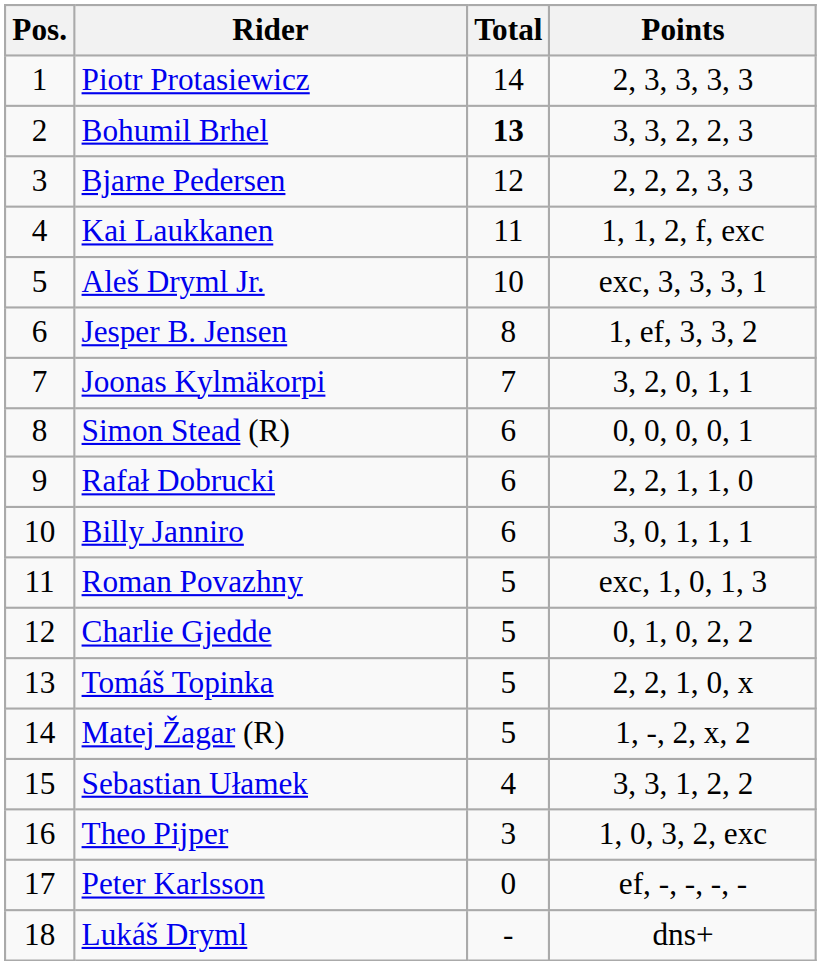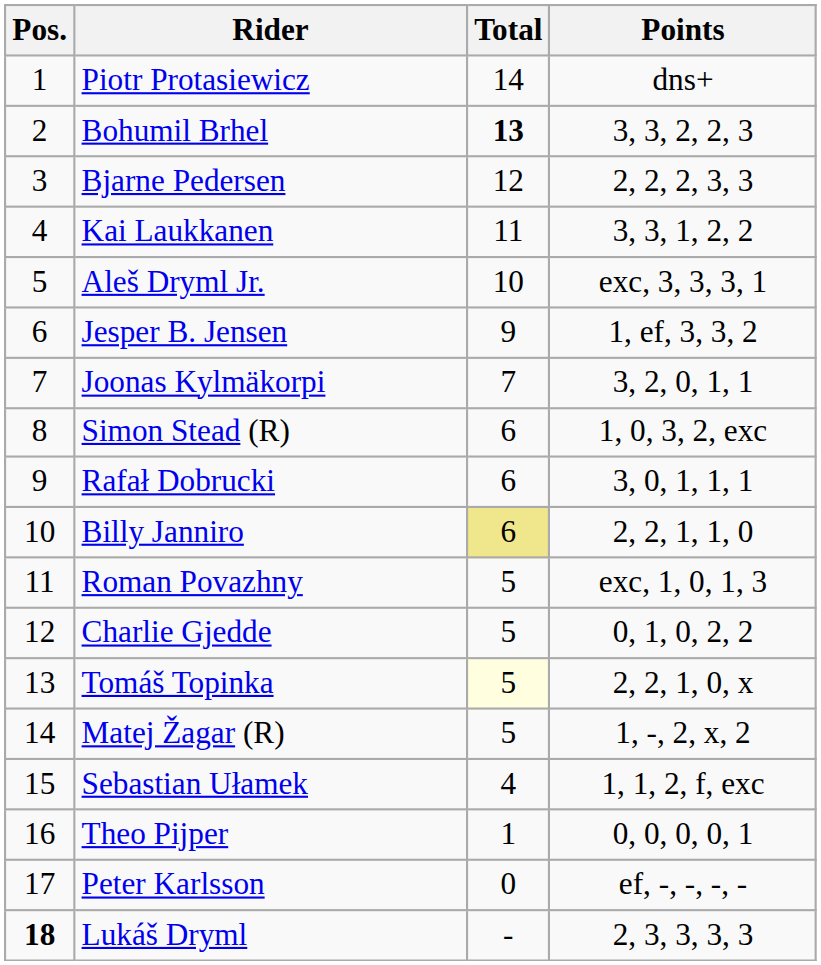(683, 79) 2, 3, 3, 3, 3 -> (683, 79) dns+
(683, 230) 1, 1, 2, f, exc -> (683, 230) 3, 3, 1, 2, 2
(508, 331) 8 -> (508, 331) 9
(683, 431) 0, 0, 0, 0, 1 -> (683, 431) 1, 0, 3, 2, exc
(683, 481) 2, 2, 1, 1, 0 -> (683, 481) 3, 0, 1, 1, 1
(508, 532) no background -> (508, 532) khaki background
(683, 532) 3, 0, 1, 1, 1 -> (683, 532) 2, 2, 1, 1, 0
(508, 683) no background -> (508, 683) lightyellow background
(683, 783) 3, 3, 1, 2, 2 -> (683, 783) 1, 1, 2, f, exc
(508, 833) 3 -> (508, 833) 1
(683, 833) 1, 0, 3, 2, exc -> (683, 833) 0, 0, 0, 0, 1
(40, 934) normal -> (40, 934) bold
(683, 934) dns+ -> (683, 934) 2, 3, 3, 3, 3
